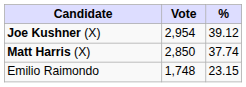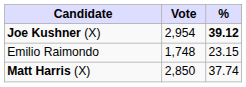(224, 33) normal -> (224, 33) bold
rows swapped: (49, 52) <-> (53, 71)
